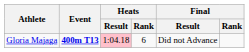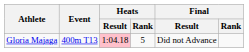(80, 41) bold -> (80, 41) normal
(144, 41) 6 -> (143, 41) 5
